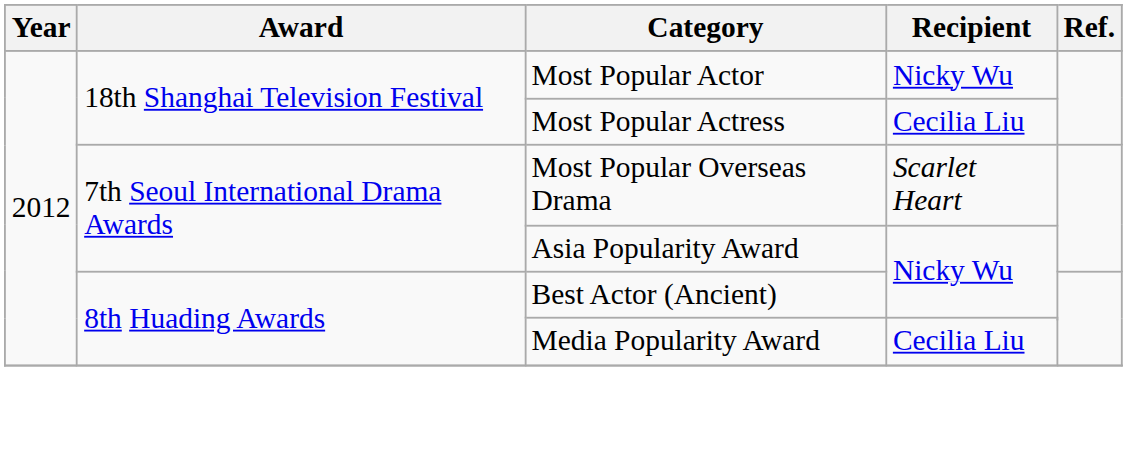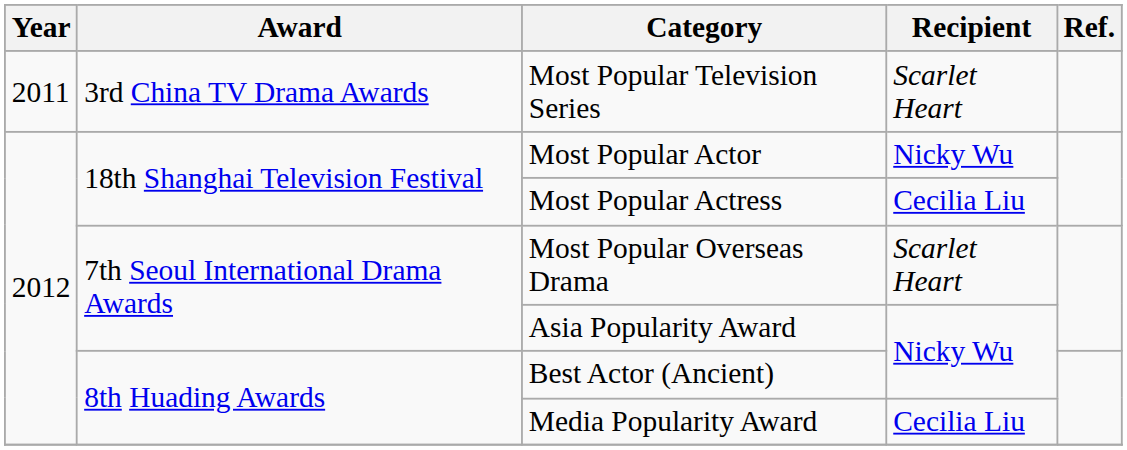+ row: (673, 91)
